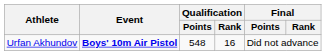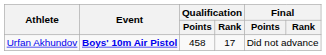(197, 43) 548 -> (197, 43) 458
(230, 43) 16 -> (230, 43) 17
